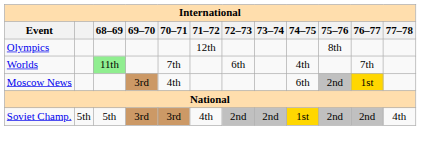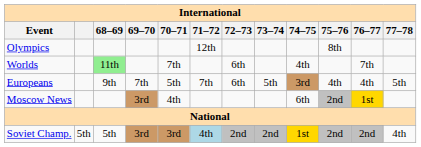+ row: (30, 82)
(206, 116) no background -> (206, 133) lightblue background
